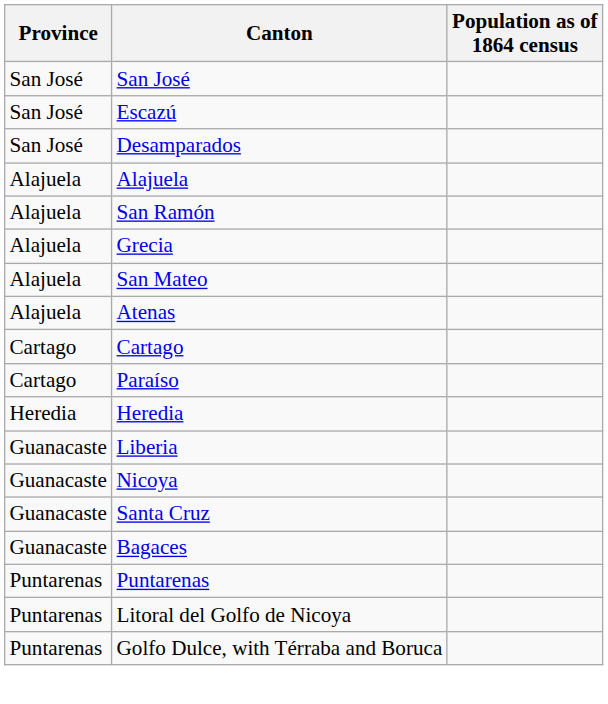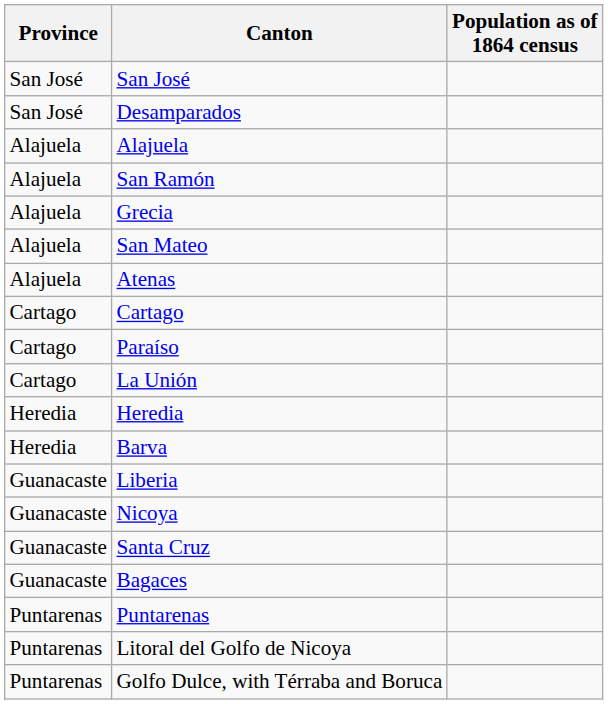- row: (146, 111)
+ row: (157, 379)
+ row: (142, 446)
